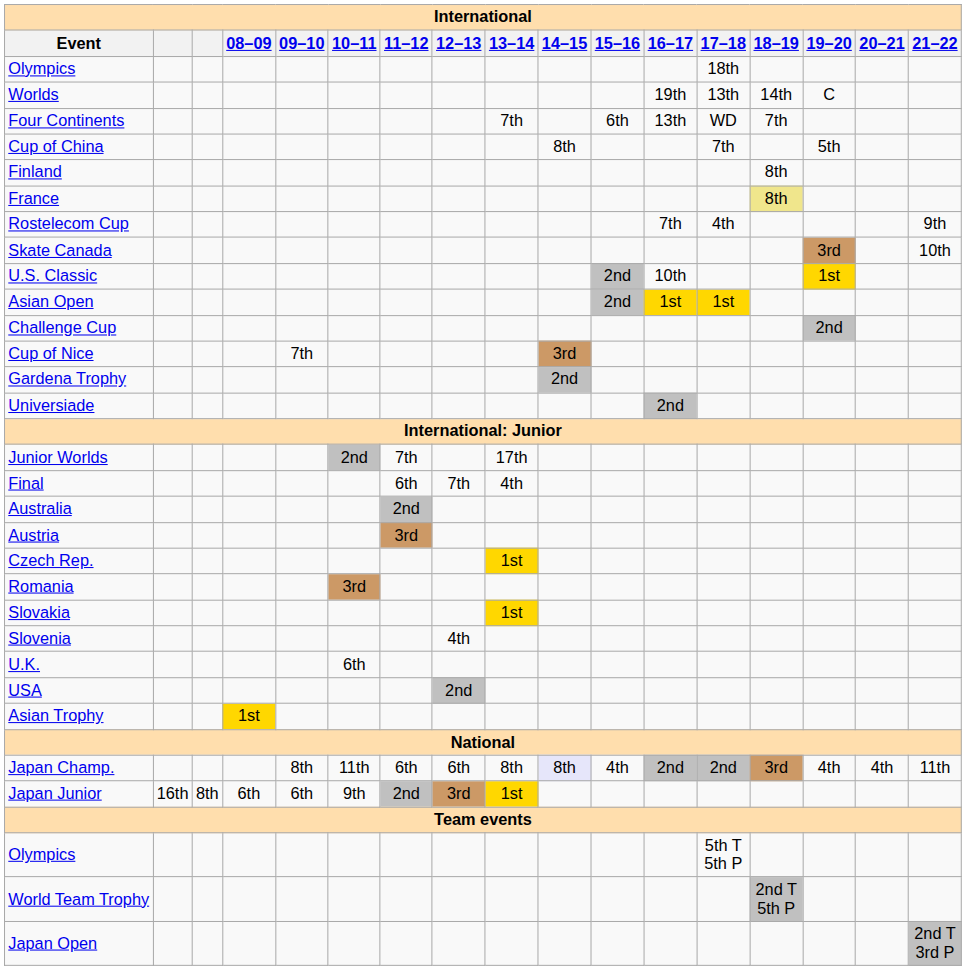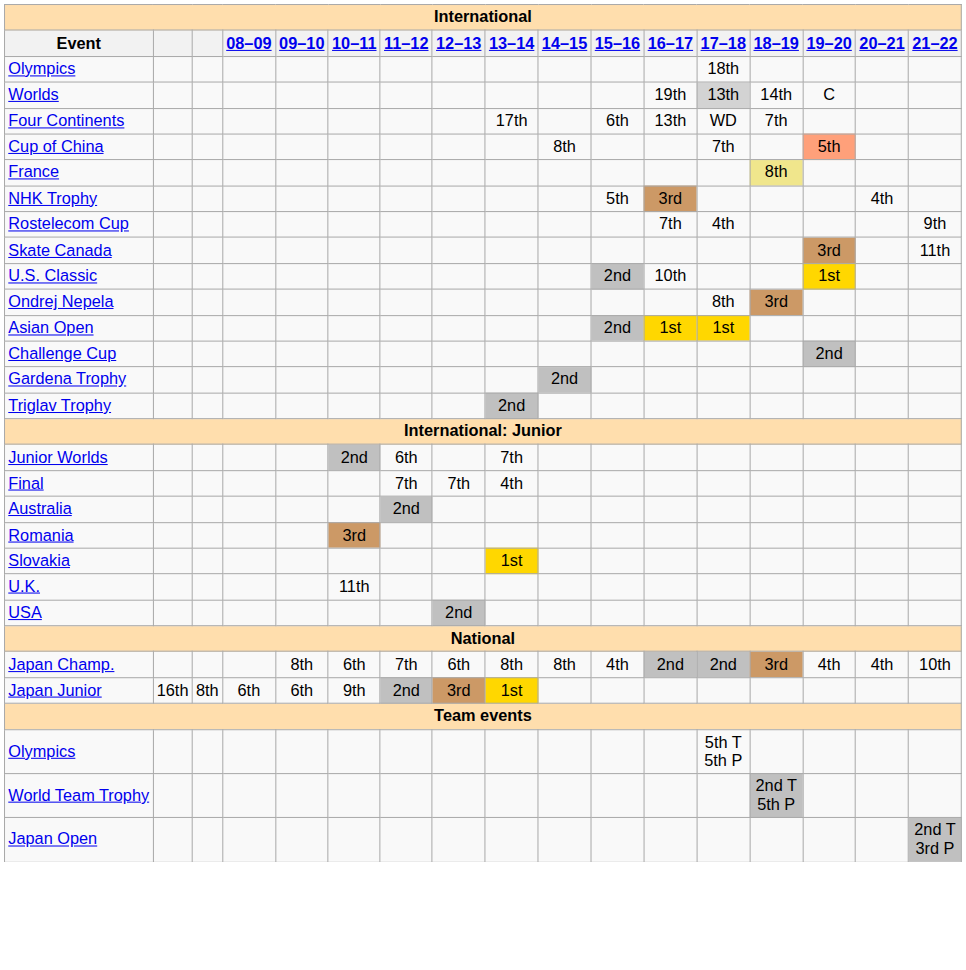(723, 95) no background -> (723, 95) lightgrey background
(512, 120) 7th -> (512, 120) 17th
(829, 146) no background -> (829, 146) lightsalmon background
- row: (35, 172)
+ row: (53, 198)
(935, 250) 10th -> (935, 250) 11th
+ row: (61, 302)
- row: (51, 353)
+ row: (60, 405)
- row: (51, 405)
(406, 457) 7th -> (406, 457) 6th
(512, 457) 17th -> (512, 457) 7th
(406, 483) 6th -> (406, 483) 7th
- row: (34, 535)
- row: (51, 560)
- row: (40, 638)
(354, 664) 6th -> (354, 586) 11th
- row: (56, 716)
(354, 768) 11th -> (354, 664) 6th
(406, 768) 6th -> (406, 664) 7th
(565, 768) lavender background -> (565, 664) no background
(935, 768) 11th -> (935, 664) 10th
